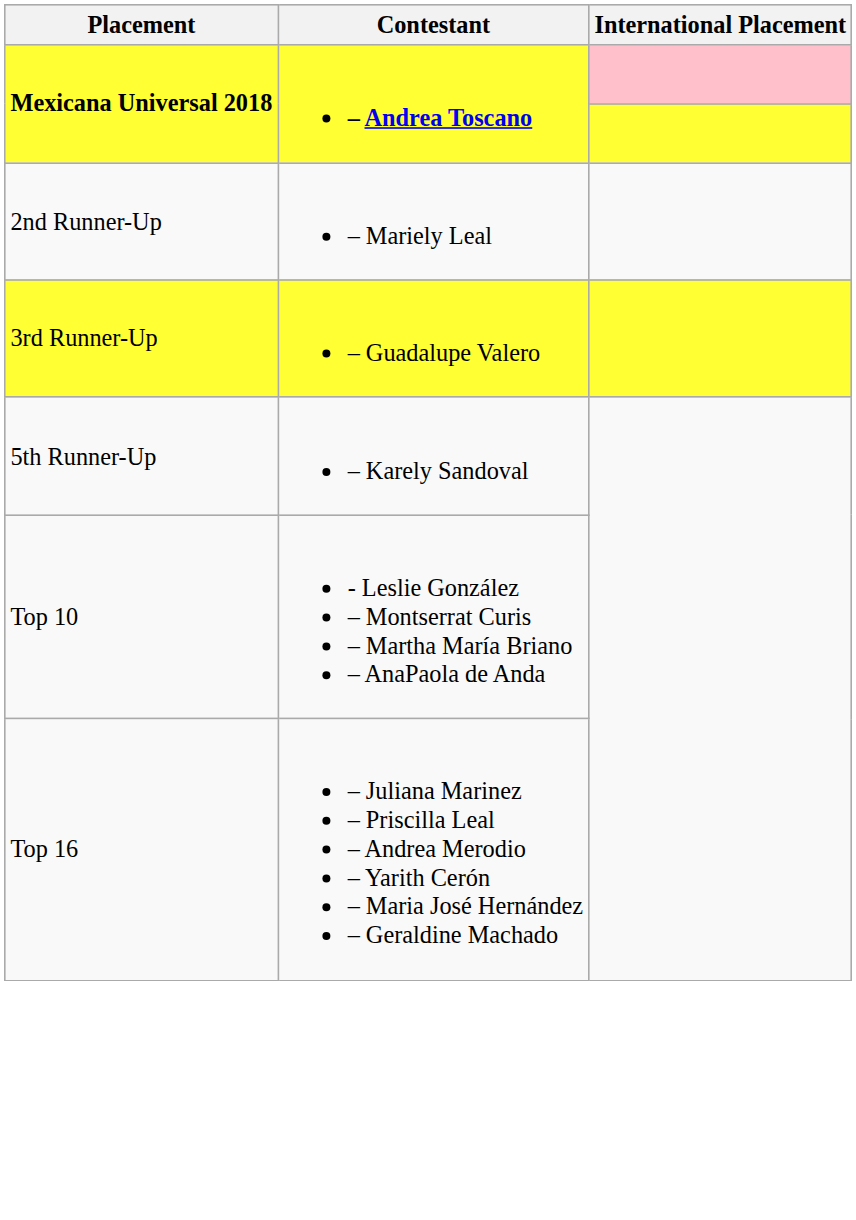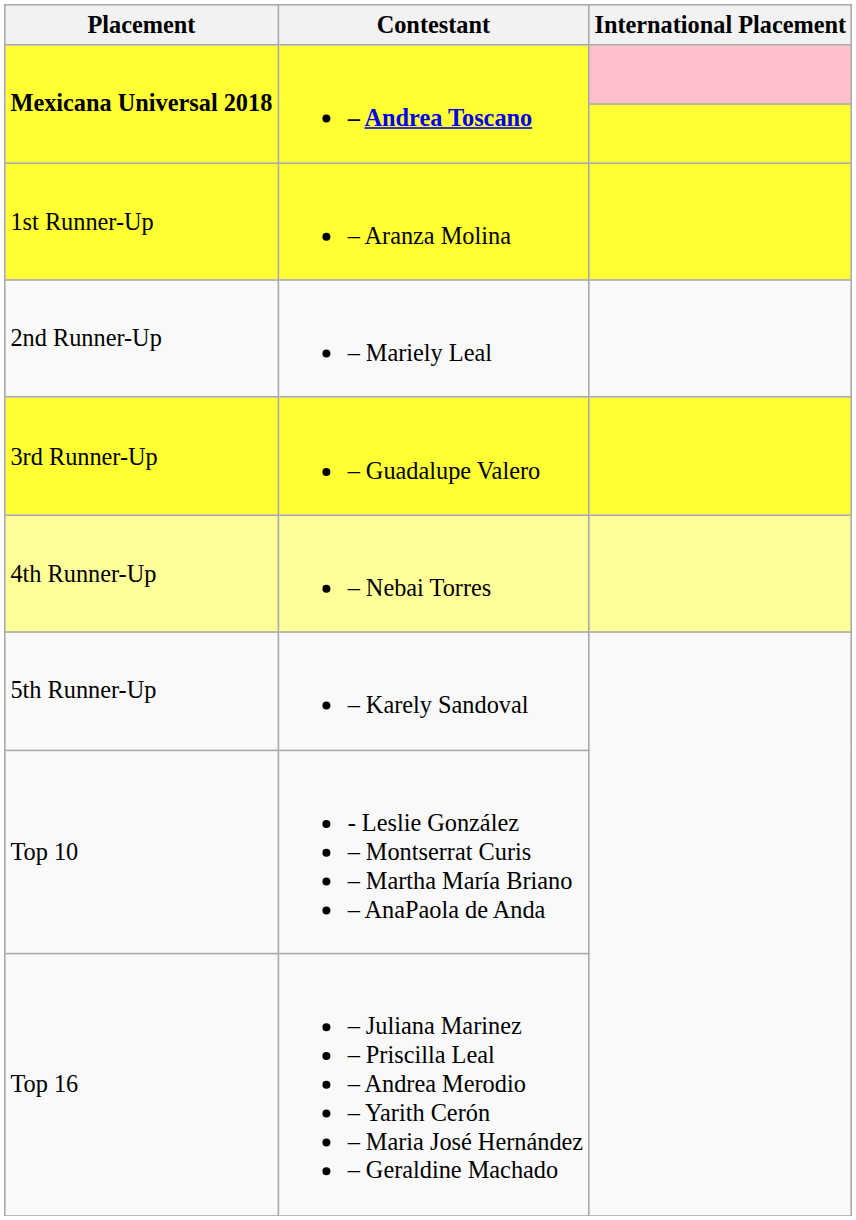+ row: (82, 221)
+ row: (83, 573)
